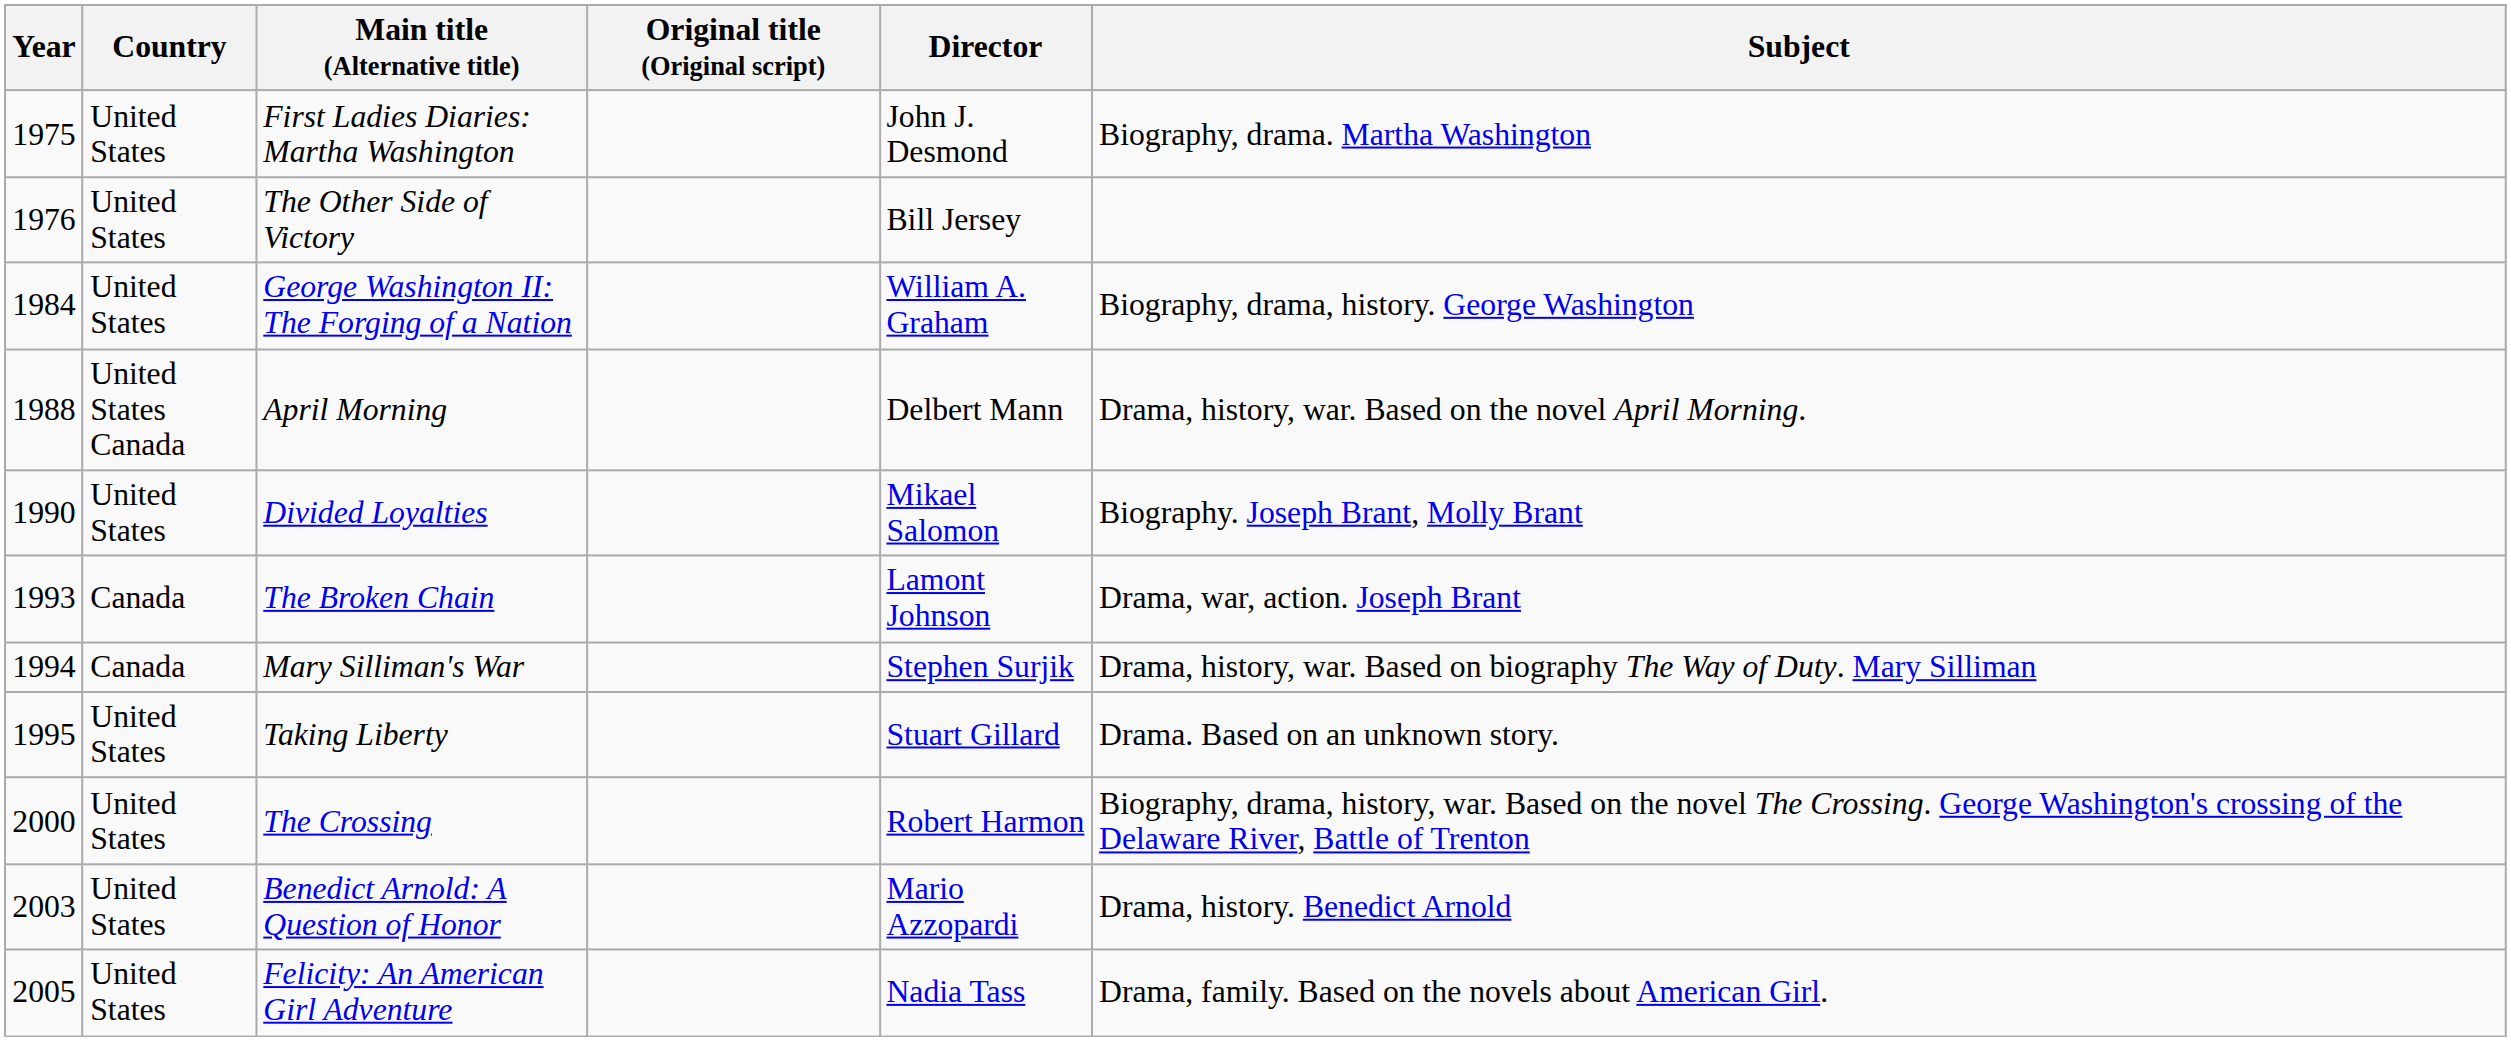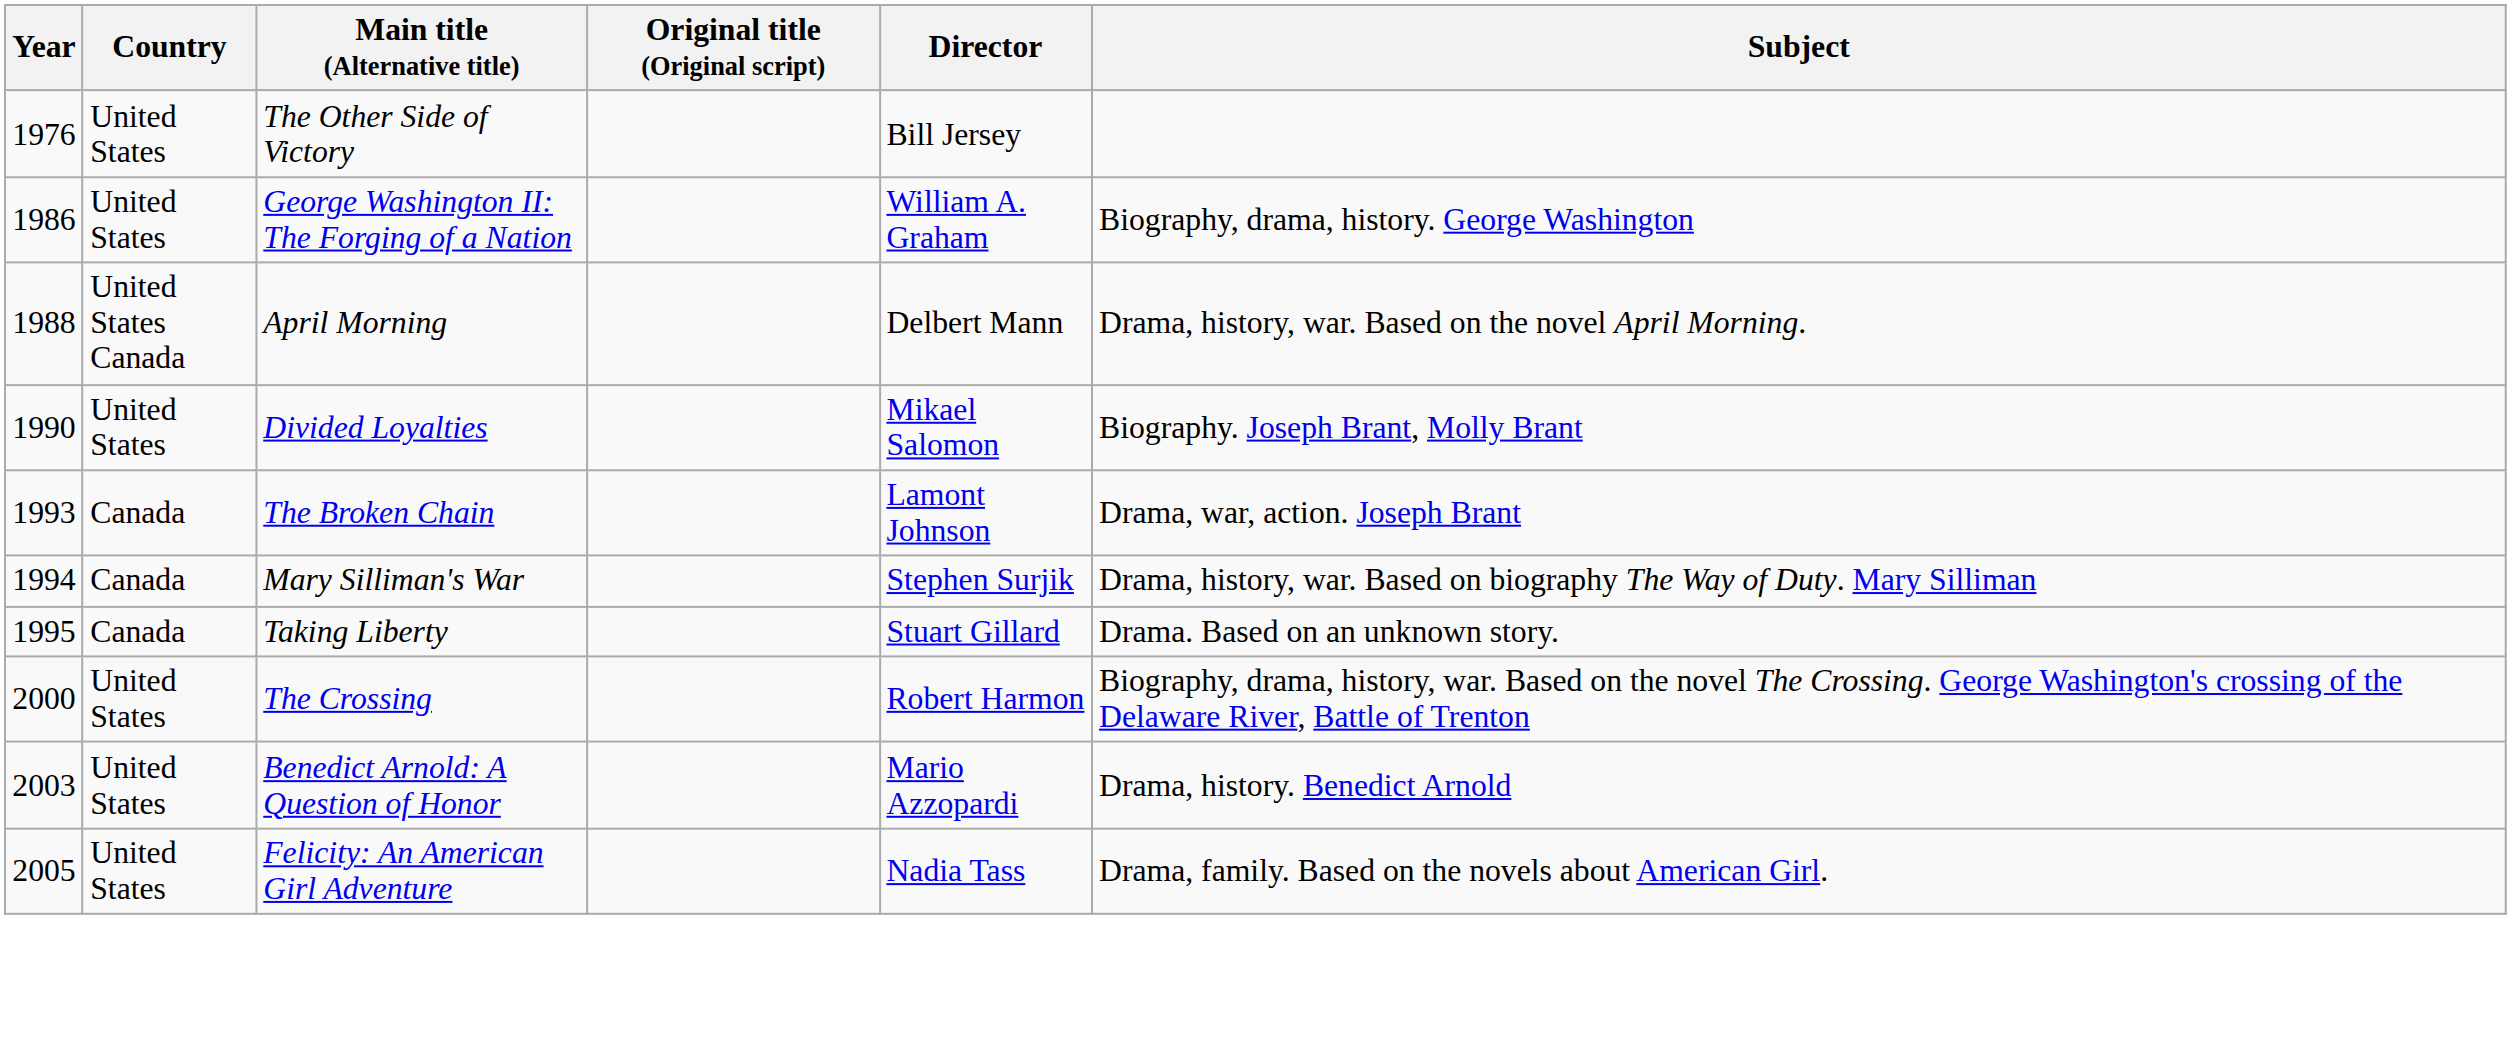- row: (397, 133)
(44, 305) 1984 -> (44, 219) 1986
(133, 734) United States -> (138, 630) Canada
